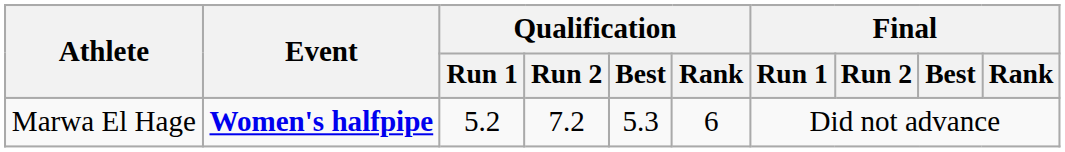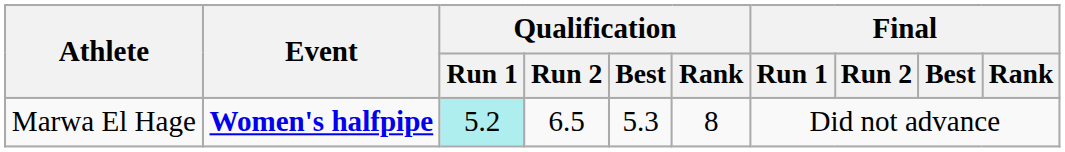(482, 122) no background -> (482, 122) paleturquoise background
(567, 122) 7.2 -> (567, 122) 6.5
(711, 122) 6 -> (711, 122) 8
